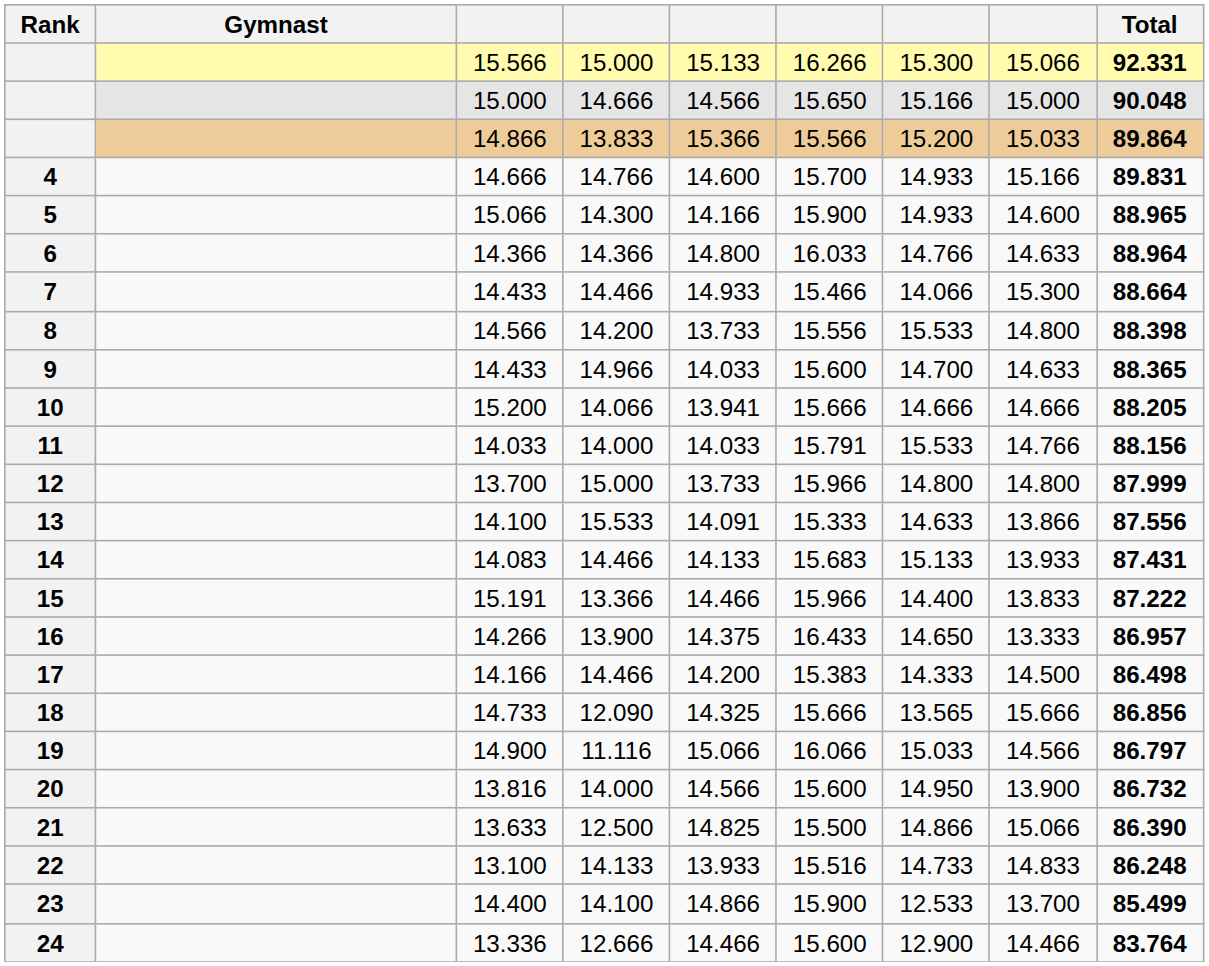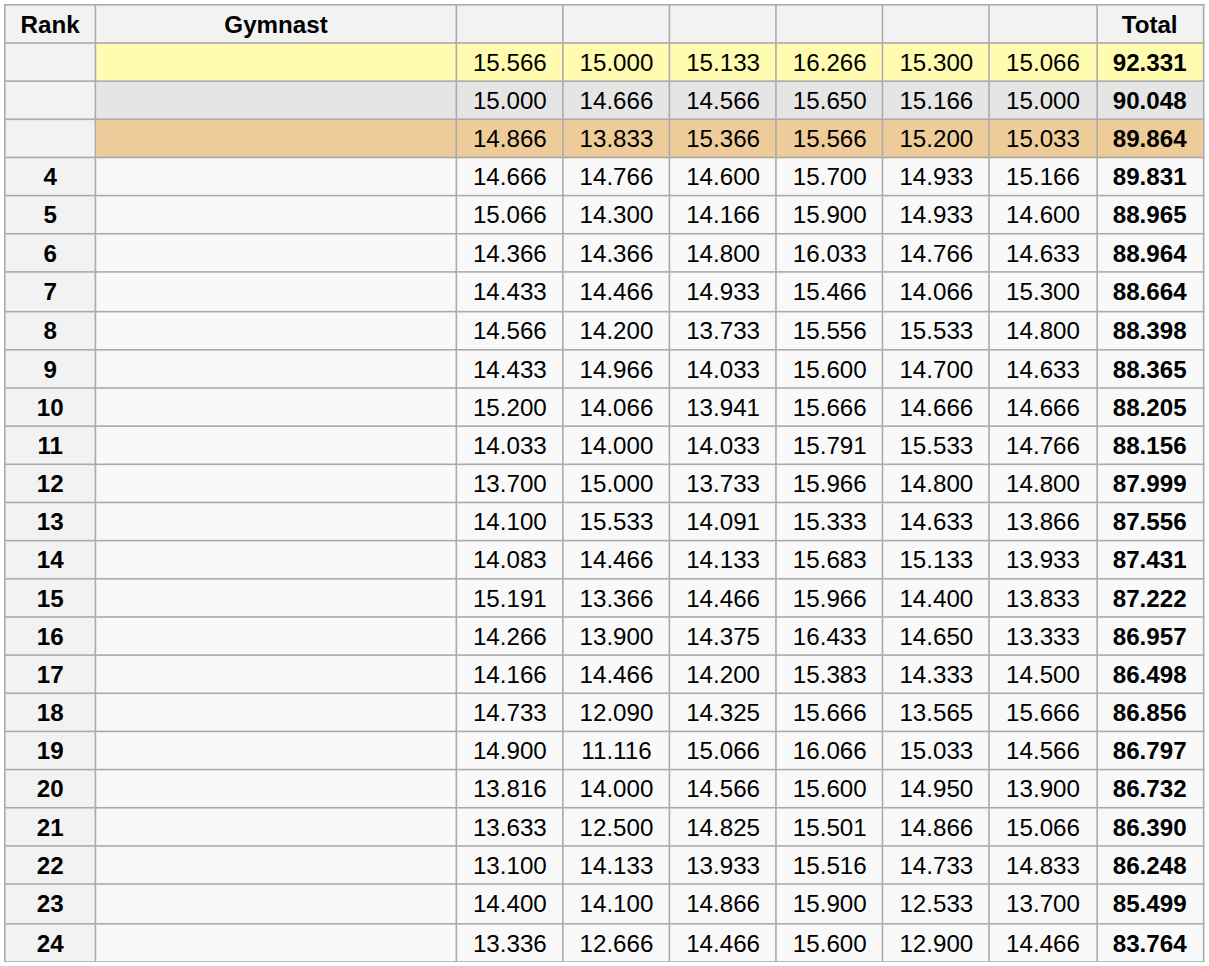(830, 828) 15.500 -> (830, 828) 15.501
